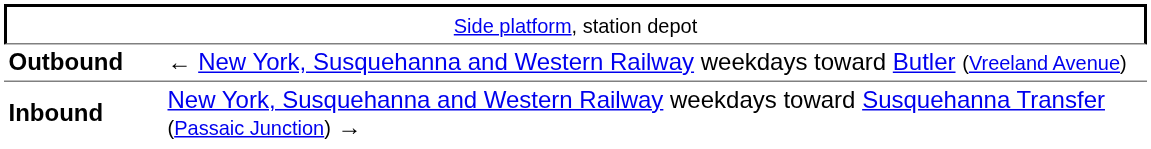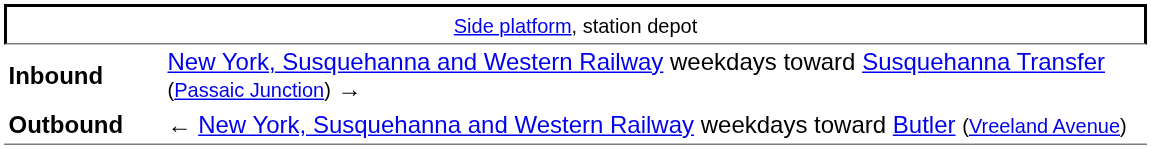rows swapped: (66, 62) <-> (56, 113)
